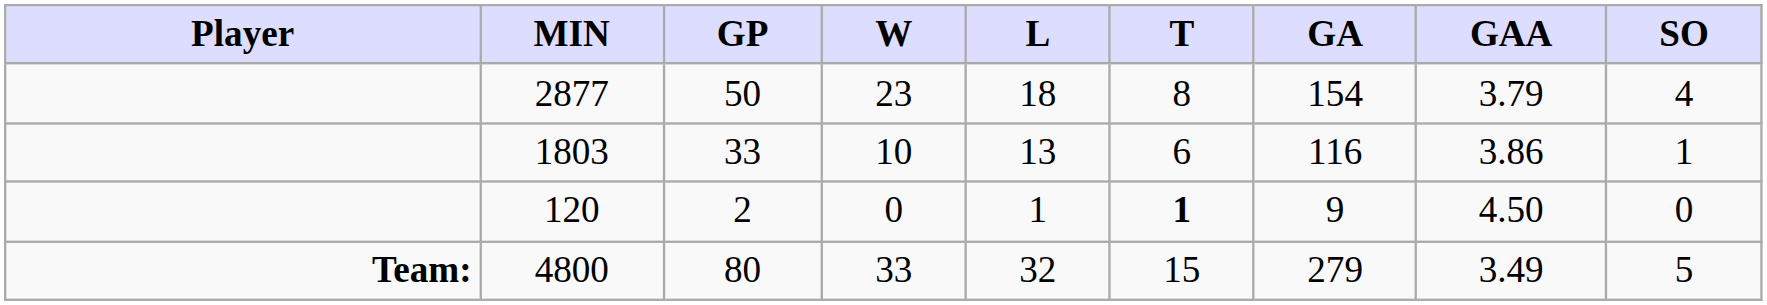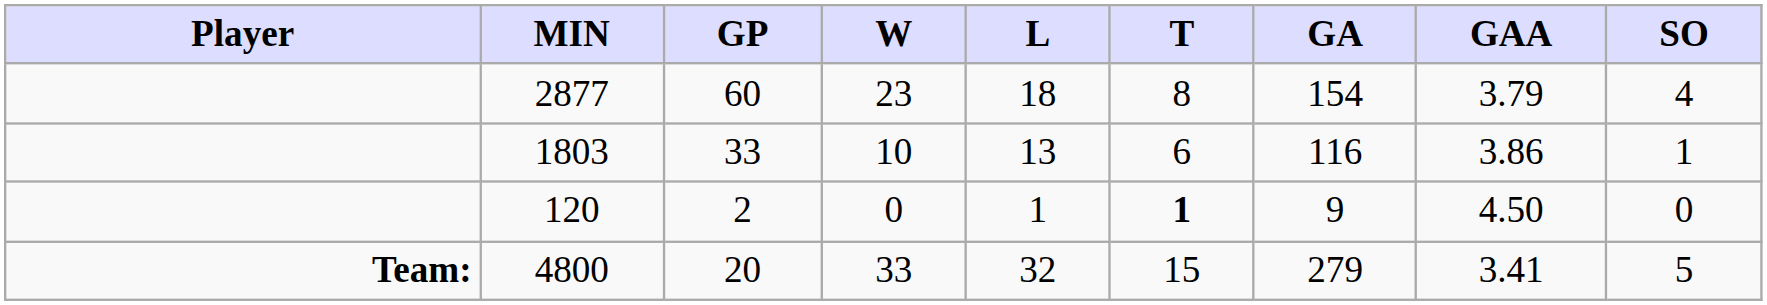(743, 92) 50 -> (743, 92) 60
(743, 269) 80 -> (743, 269) 20
(1511, 269) 3.49 -> (1511, 269) 3.41
